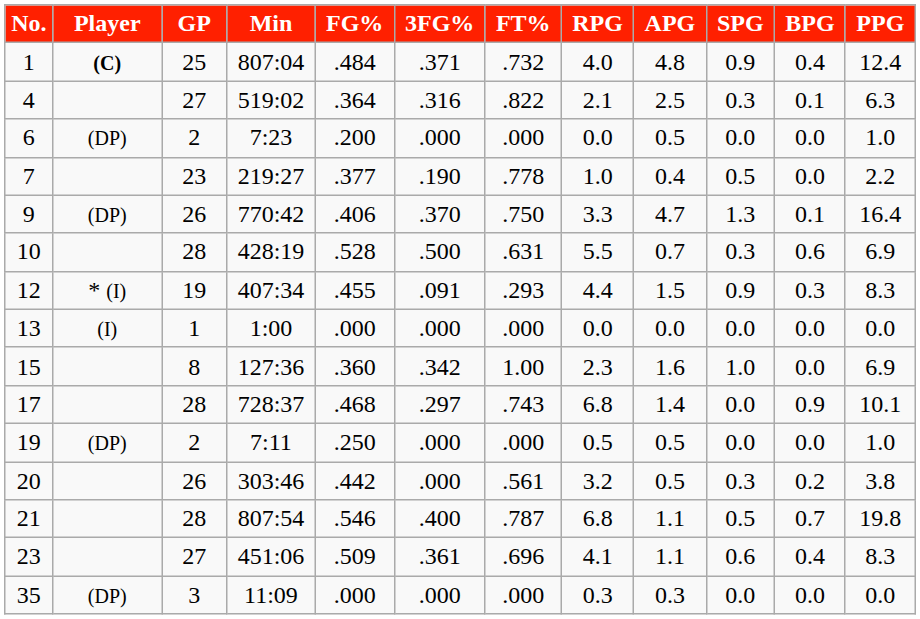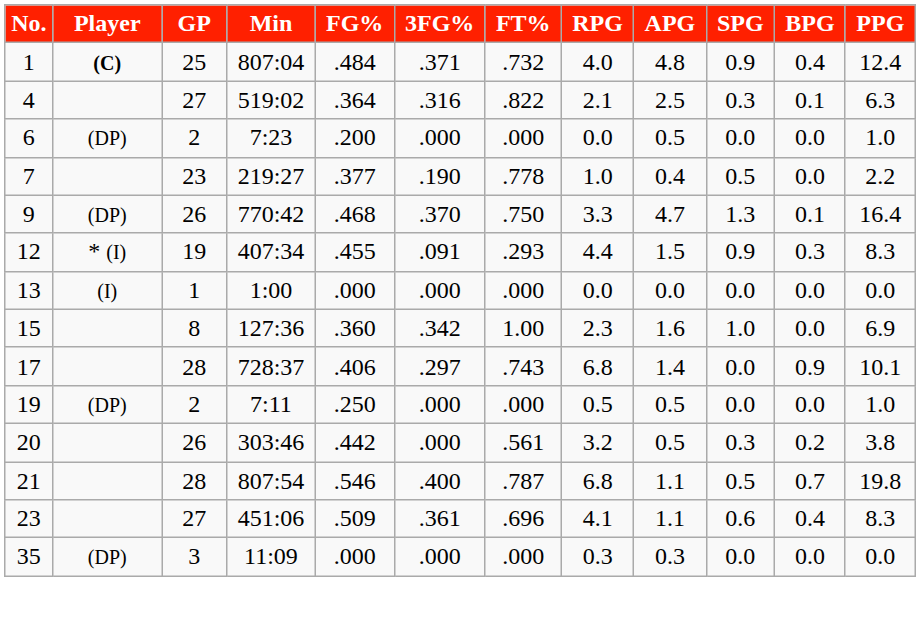(355, 213) .406 -> (355, 213) .468
- row: (29, 251)
(355, 404) .468 -> (355, 366) .406
